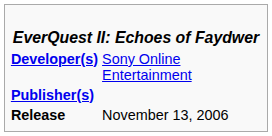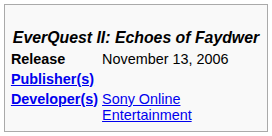rows swapped: (54, 59) <-> (38, 115)
